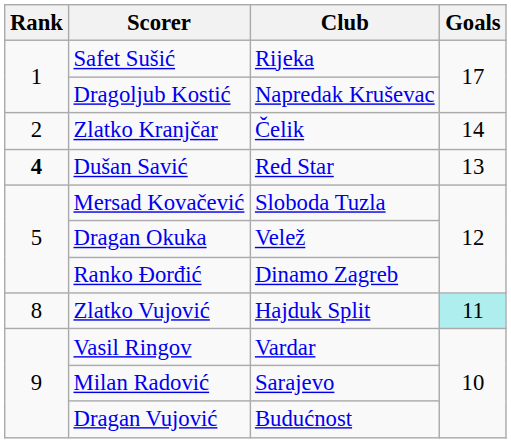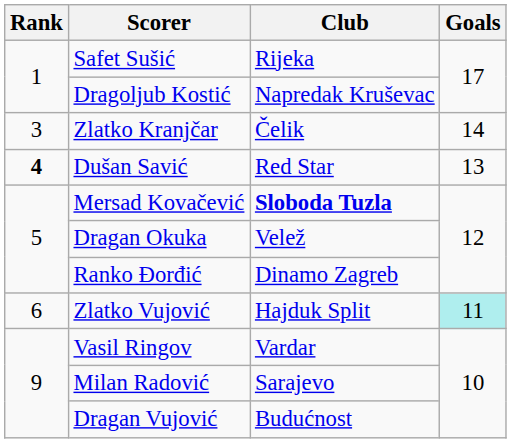(36, 130) 2 -> (36, 130) 3
(320, 202) normal -> (323, 202) bold
(36, 310) 8 -> (36, 310) 6
